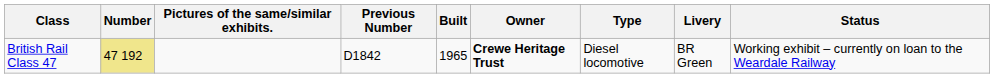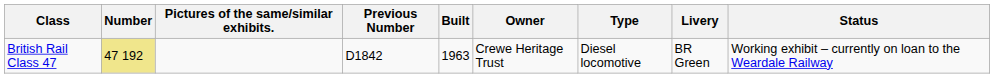(453, 55) 1965 -> (456, 55) 1963
(519, 55) bold -> (519, 55) normal
